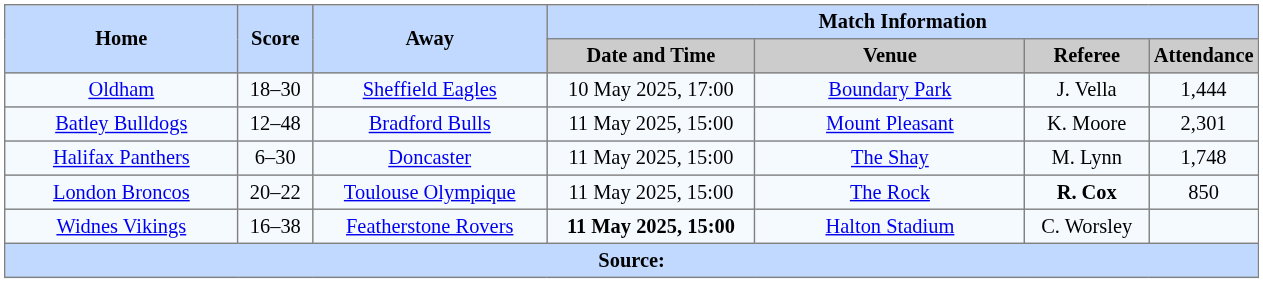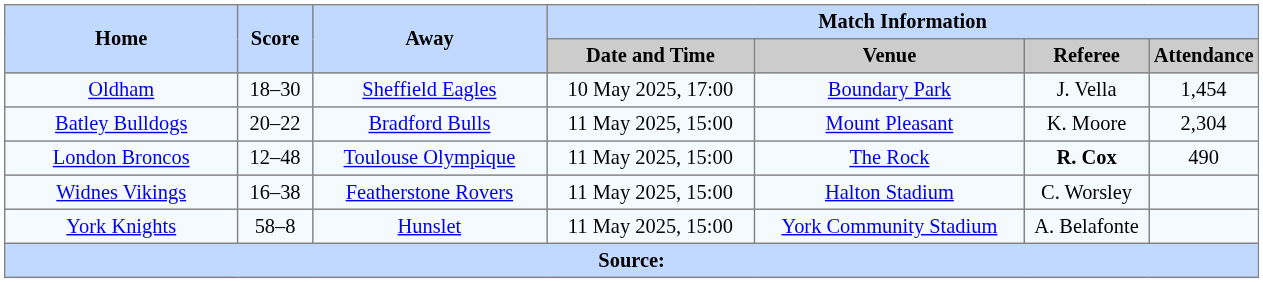(1204, 89) 1,444 -> (1204, 89) 1,454
(275, 123) 12–48 -> (275, 123) 20–22
(1204, 123) 2,301 -> (1204, 123) 2,304
- row: (121, 157)
(275, 191) 20–22 -> (275, 157) 12–48
(1204, 191) 850 -> (1204, 157) 490
(651, 226) bold -> (650, 191) normal
+ row: (121, 226)
